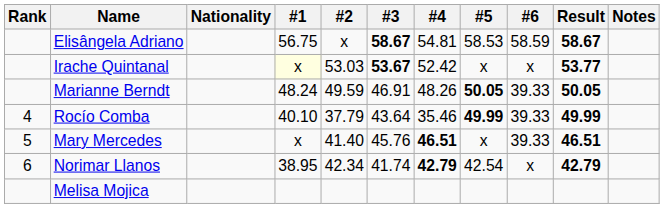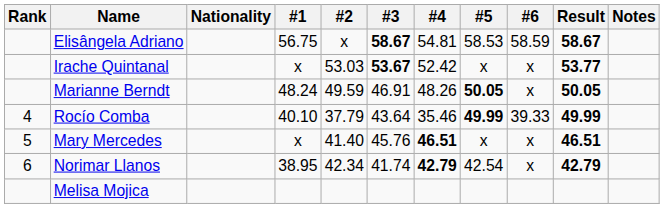(298, 66) lightyellow background -> (298, 66) no background
(530, 91) 39.33 -> (530, 91) x
(530, 141) 39.33 -> (530, 141) x
